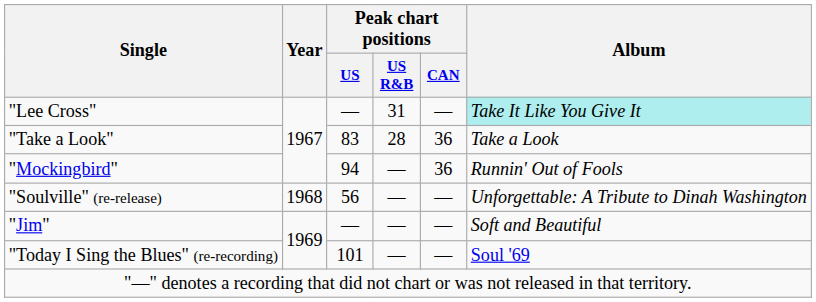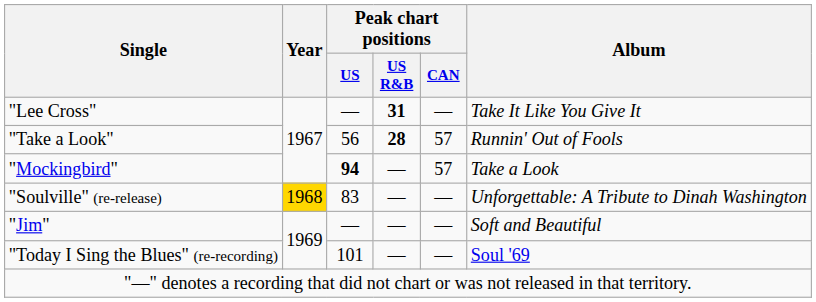(397, 111) normal -> (397, 111) bold
(556, 111) paleturquoise background -> (556, 111) no background
(350, 139) 83 -> (350, 139) 56
(397, 139) normal -> (397, 139) bold
(443, 139) 36 -> (443, 139) 57
(515, 139) Take a Look -> (547, 139) Runnin' Out of Fools
(350, 168) normal -> (350, 168) bold
(443, 168) 36 -> (443, 168) 57
(547, 168) Runnin' Out of Fools -> (515, 168) Take a Look
(304, 197) no background -> (304, 197) gold background
(350, 197) 56 -> (350, 197) 83
